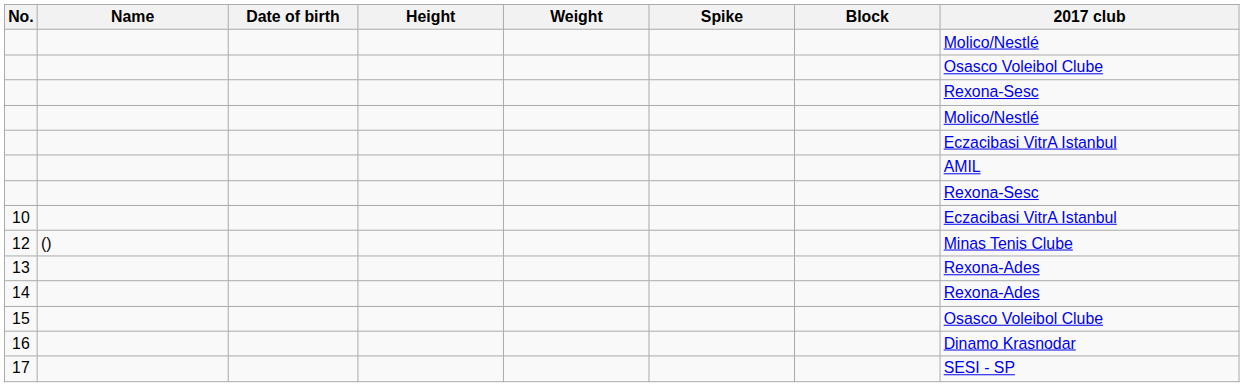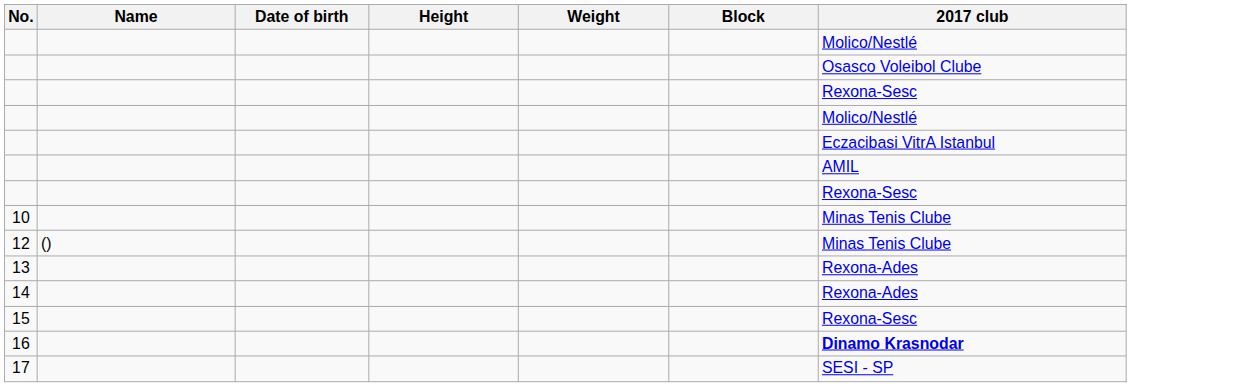- column: (722, 17)
(1030, 218) Eczacibasi VitrA Istanbul -> (887, 218) Minas Tenis Clube
(1023, 318) Osasco Voleibol Clube -> (869, 318) Rexona-Sesc
(1010, 343) normal -> (893, 343) bold
